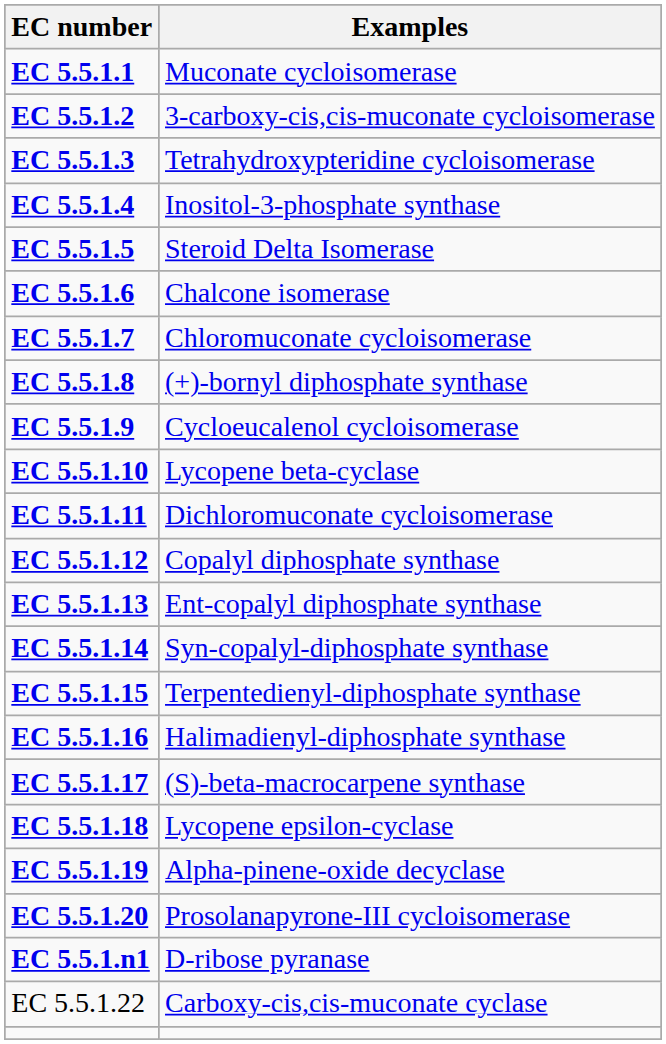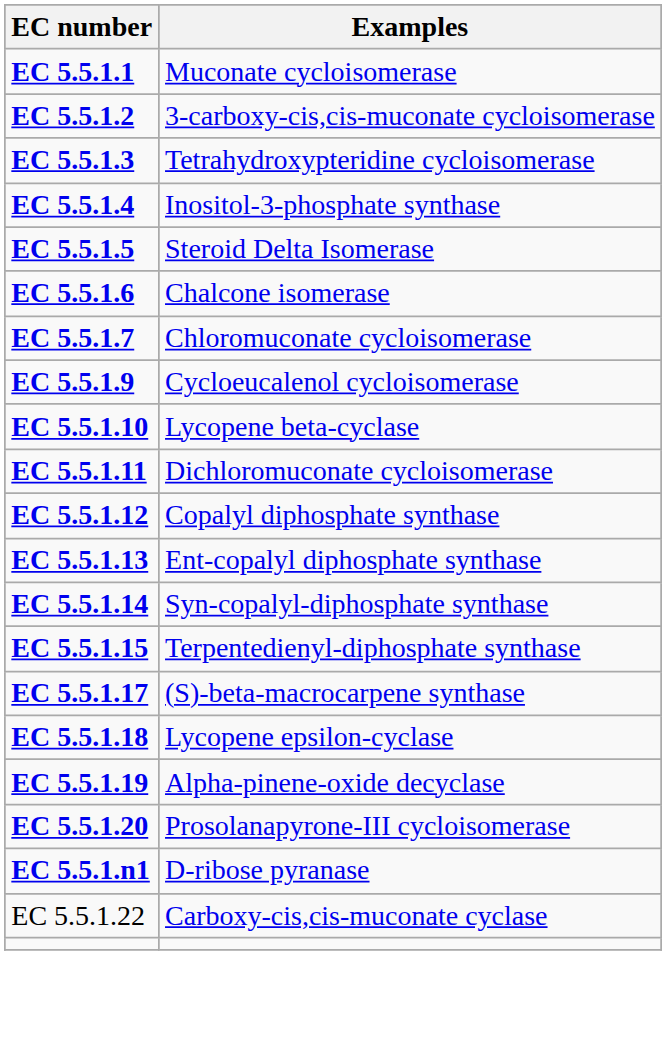- row: (73, 381)
- row: (80, 737)
